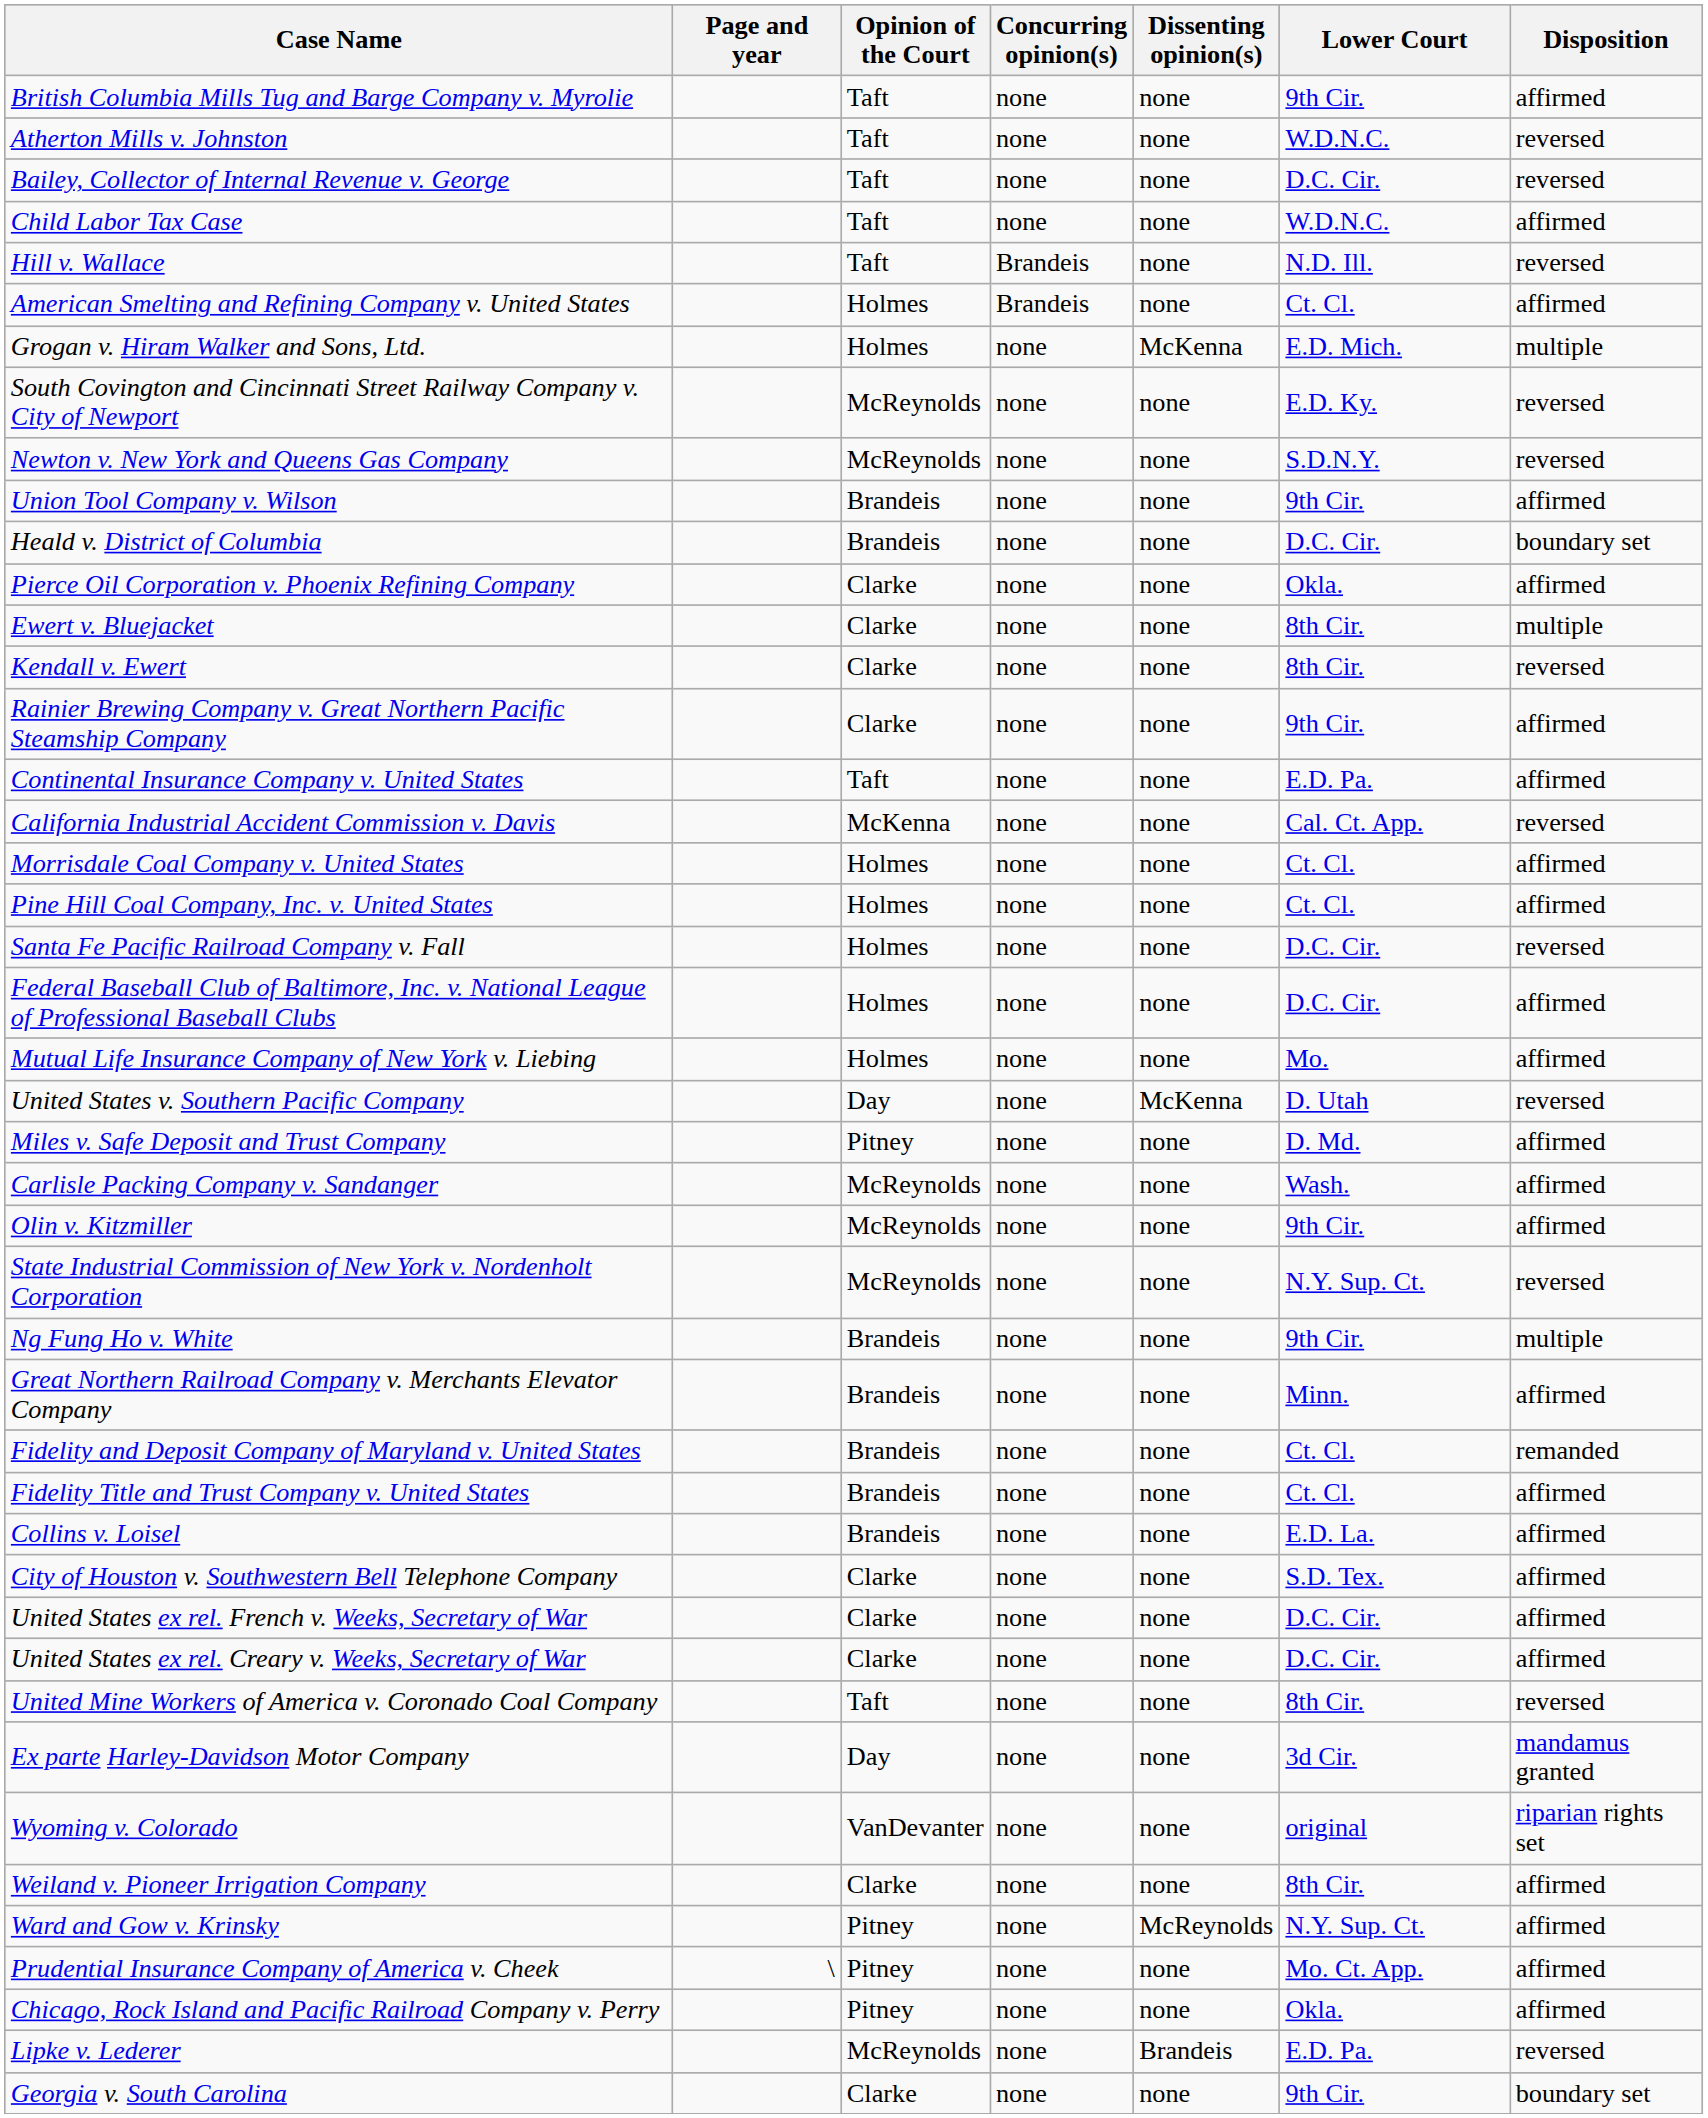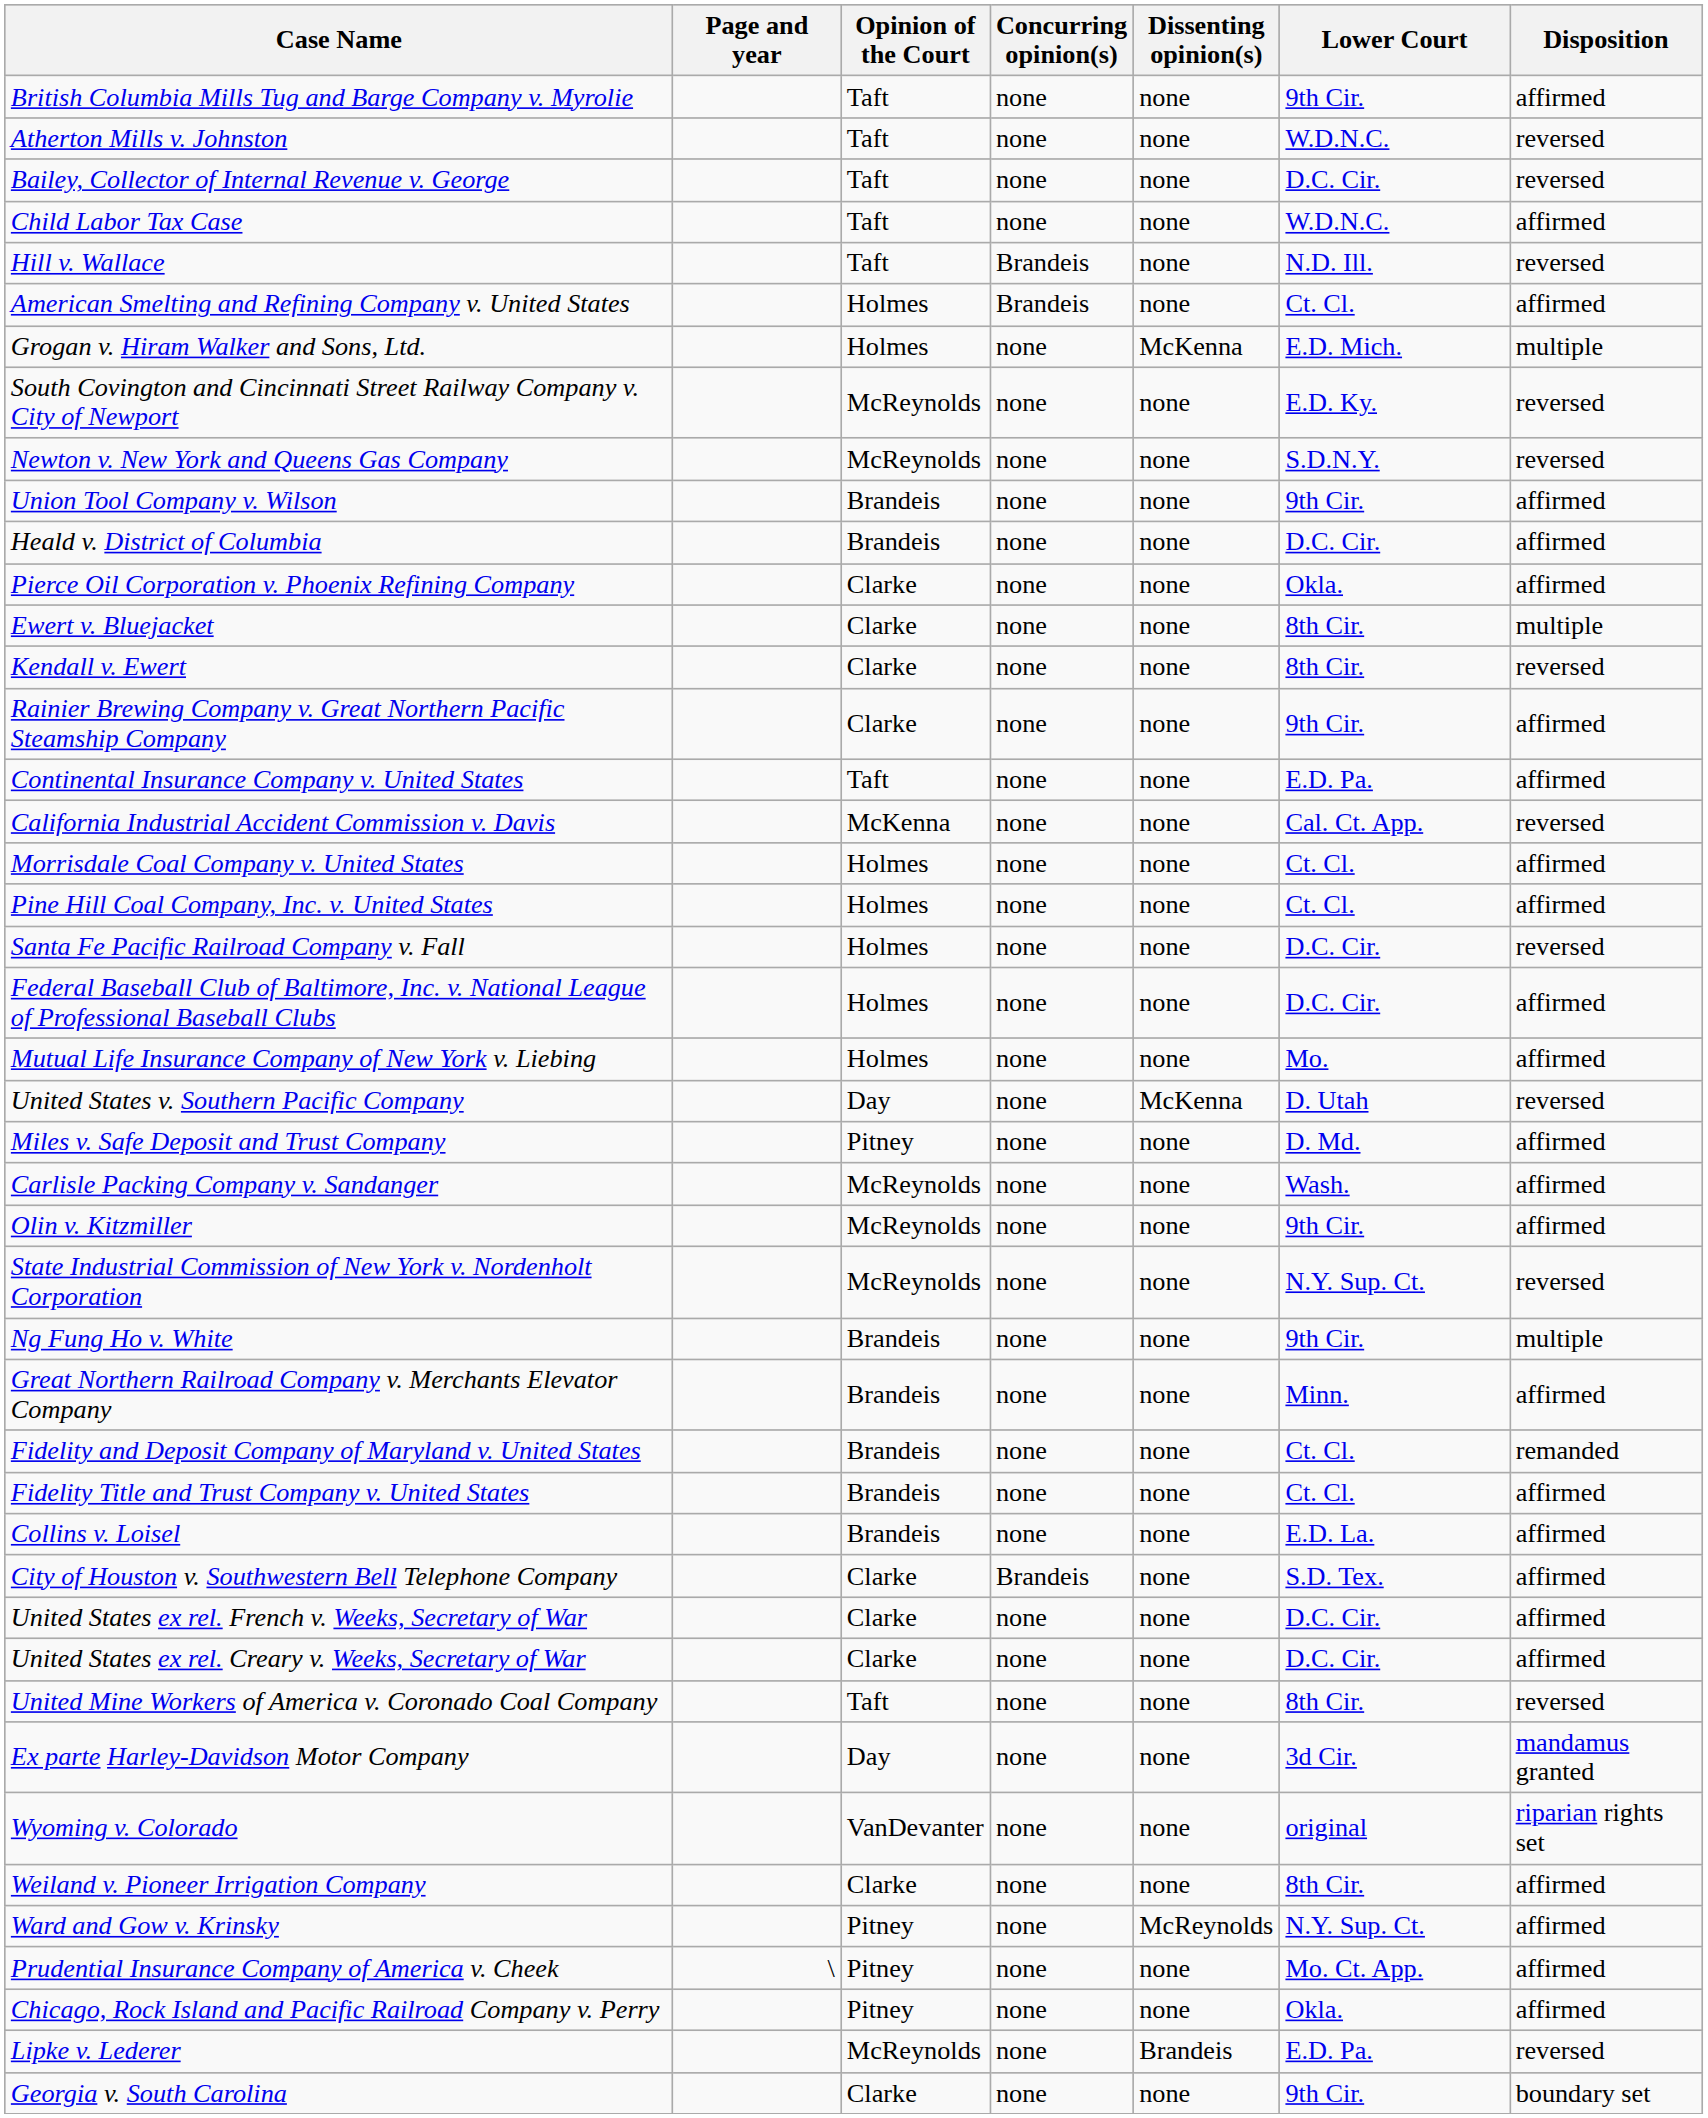(1583, 542) boundary set -> (1561, 542) affirmed
(1021, 1575) none -> (1043, 1575) Brandeis
